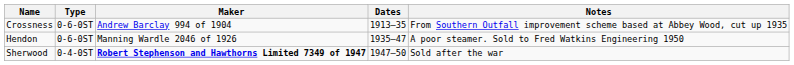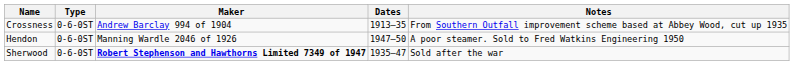(388, 39) 1935–47 -> (388, 39) 1947–50
(75, 53) 0-4-0ST -> (75, 53) 0-6-0ST
(388, 53) 1947–50 -> (388, 53) 1935–47
